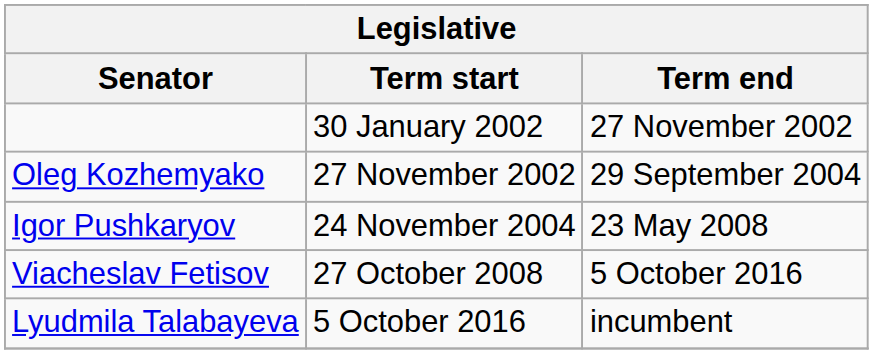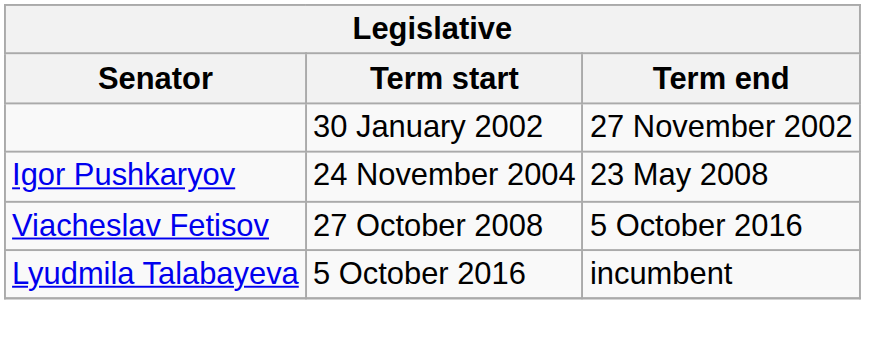- row: (138, 175)
